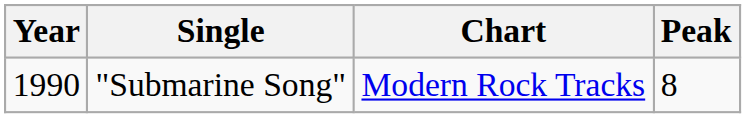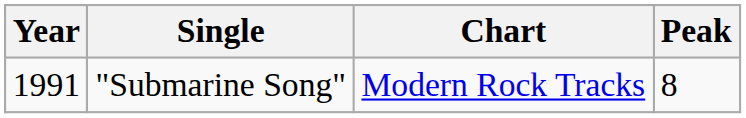(46, 84) 1990 -> (46, 84) 1991
